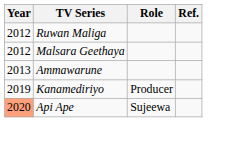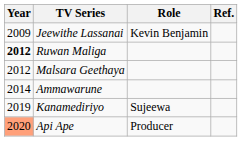+ row: (80, 32)
(19, 32) normal -> (19, 51) bold
(19, 70) 2013 -> (19, 88) 2014
(152, 88) Producer -> (150, 107) Sujeewa
(150, 107) Sujeewa -> (152, 126) Producer
